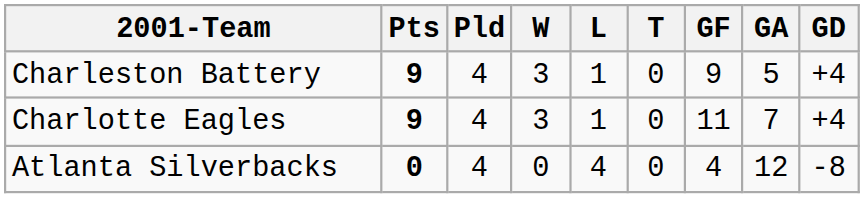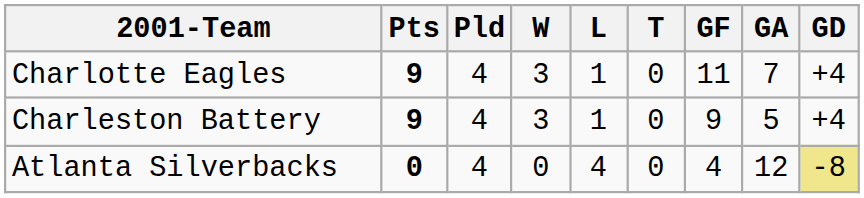rows swapped: (149, 122) <-> (166, 75)
(829, 168) no background -> (829, 168) khaki background
